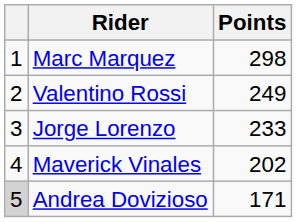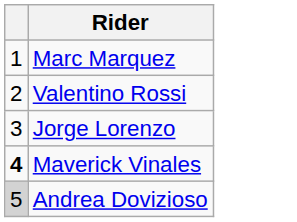- column: (252, 23)
(16, 164) normal -> (16, 164) bold
